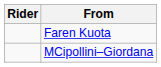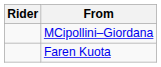rows swapped: (77, 33) <-> (99, 52)
